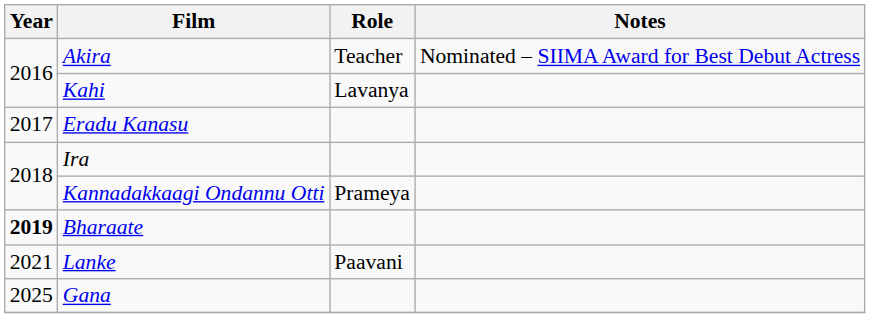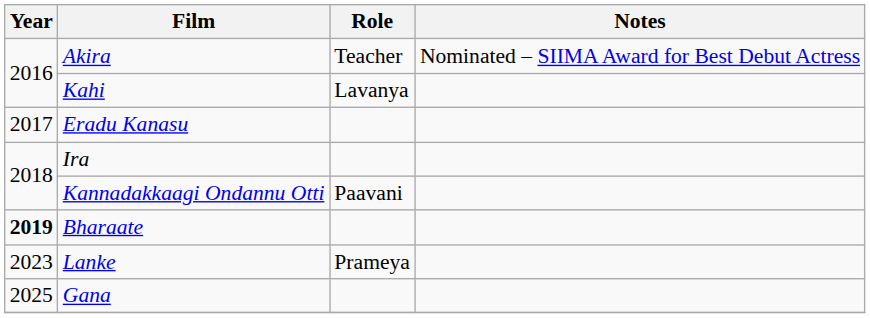(372, 192) Prameya -> (369, 192) Paavani
(31, 261) 2021 -> (31, 261) 2023
(369, 261) Paavani -> (372, 261) Prameya
